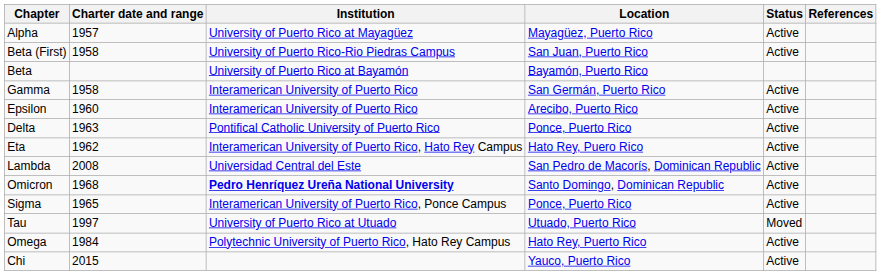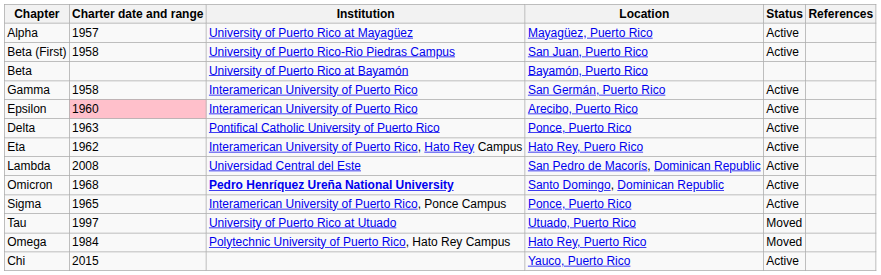(85, 109) no background -> (85, 109) pink background
(783, 242) Active -> (784, 242) Moved
